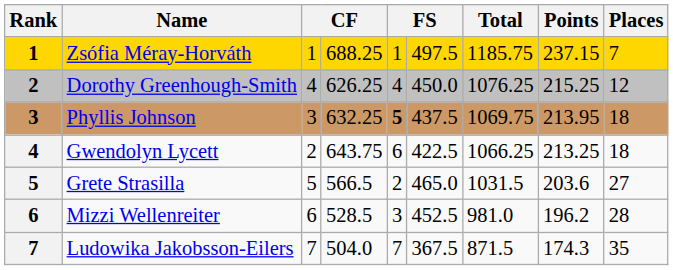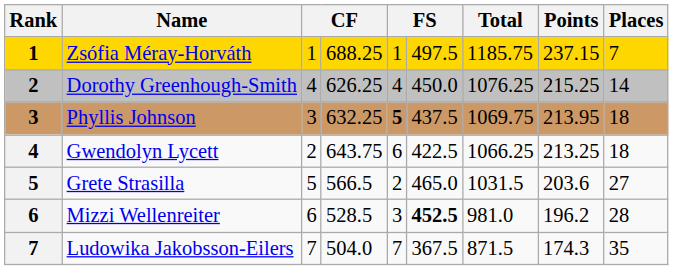(619, 85) 12 -> (619, 85) 14
(435, 215) normal -> (435, 215) bold
